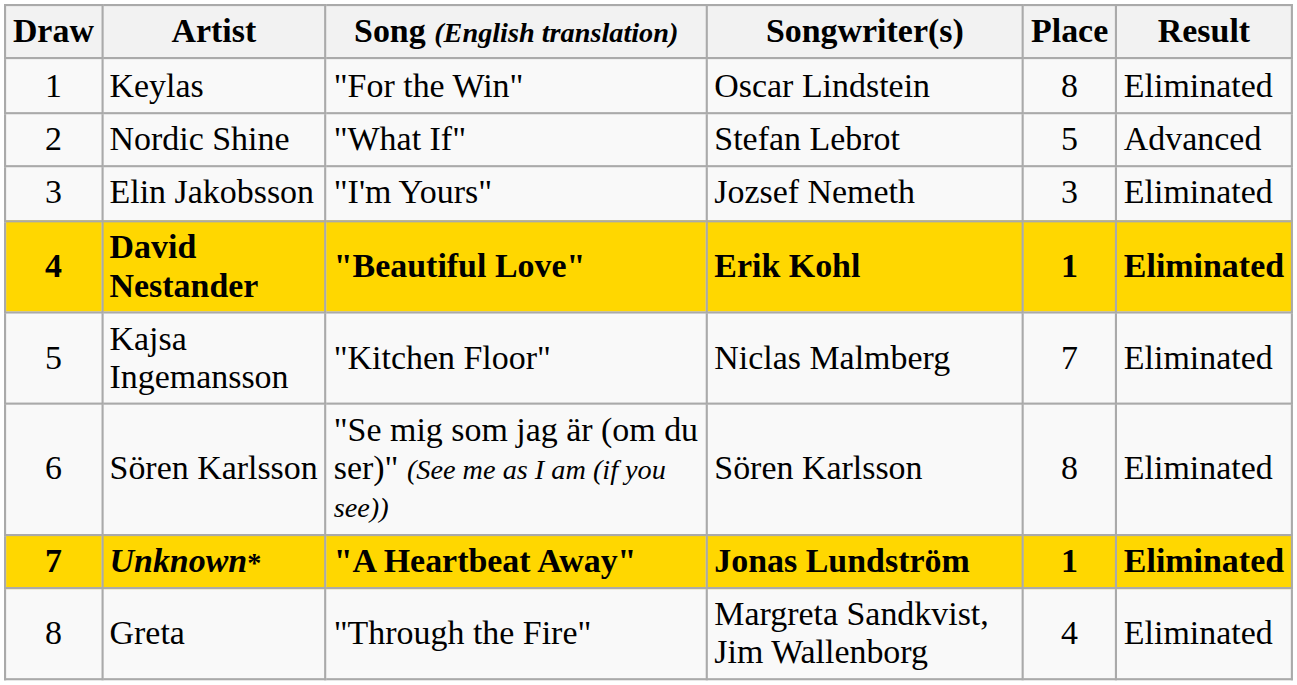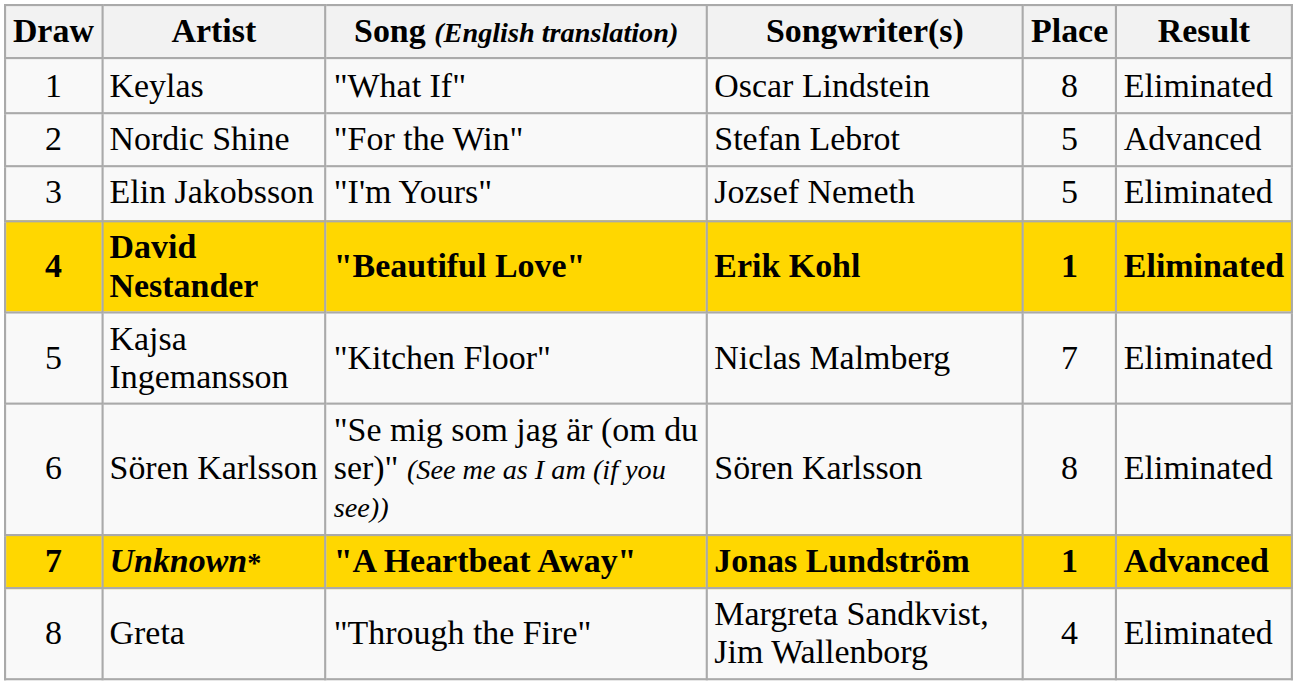(429, 85) "For the Win" -> (400, 85) "What If"
(400, 138) "What If" -> (429, 138) "For the Win"
(1070, 192) 3 -> (1070, 192) 5
(1204, 560) Eliminated -> (1196, 560) Advanced
